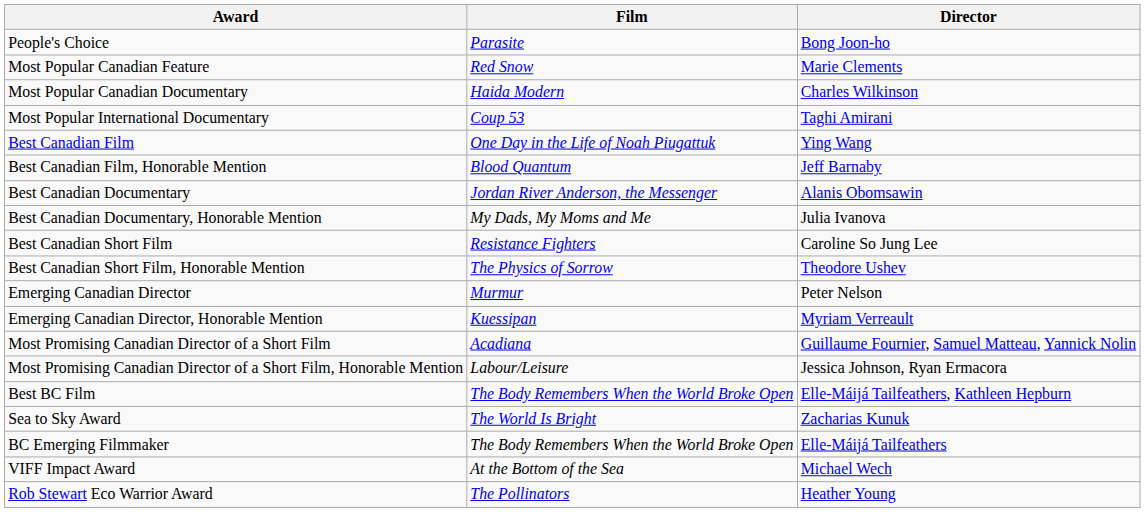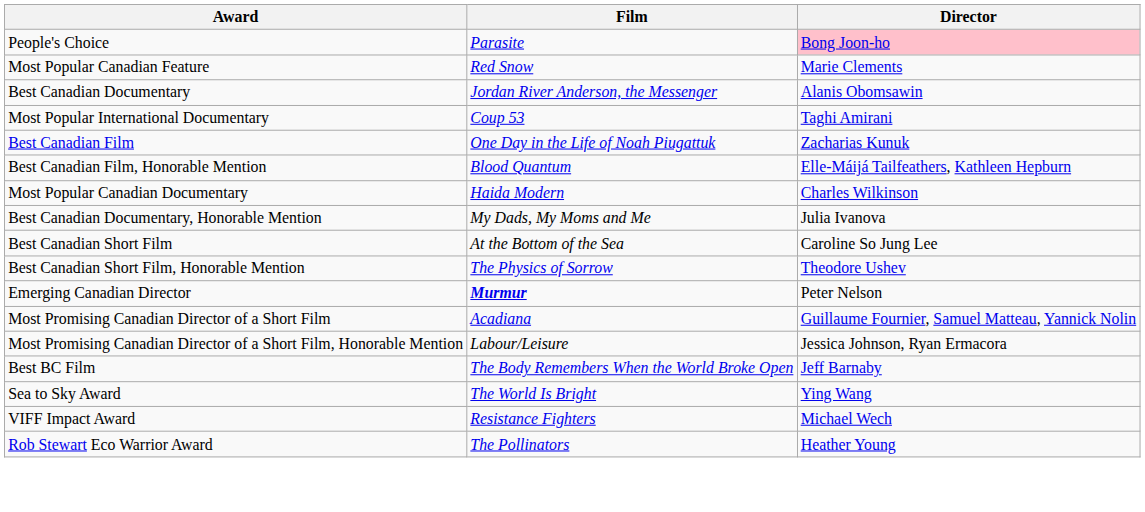(845, 42) no background -> (845, 42) pink background
rows swapped: (128, 92) <-> (99, 192)
(836, 142) Ying Wang -> (855, 142) Zacharias Kunuk
(841, 167) Jeff Barnaby -> (936, 167) Elle-Máijá Tailfeathers, Kathleen Hepburn
(533, 243) Resistance Fighters -> (547, 243) At the Bottom of the Sea
(497, 293) normal -> (499, 293) bold
- row: (165, 318)
(936, 393) Elle-Máijá Tailfeathers, Kathleen Hepburn -> (841, 368) Jeff Barnaby
(855, 419) Zacharias Kunuk -> (836, 393) Ying Wang
- row: (89, 444)
(547, 469) At the Bottom of the Sea -> (533, 419) Resistance Fighters
